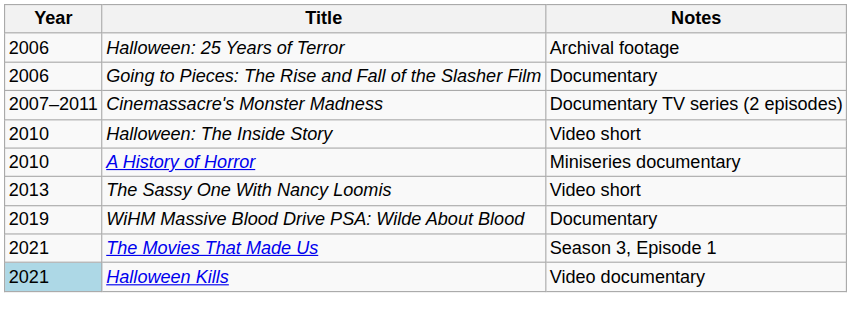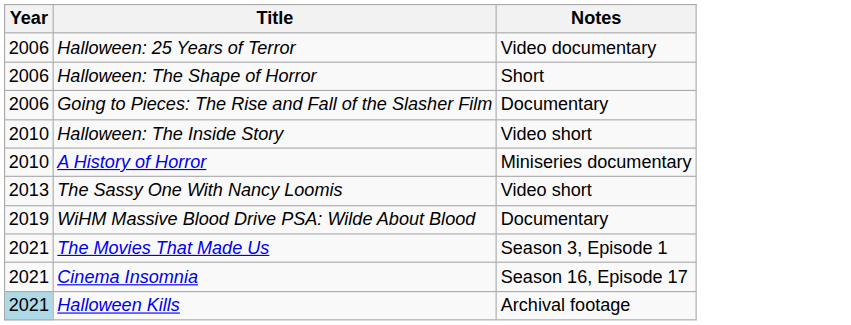(615, 47) Archival footage -> (578, 47) Video documentary
+ row: (187, 76)
- row: (245, 104)
+ row: (128, 276)
(627, 276) Video documentary -> (566, 305) Archival footage
